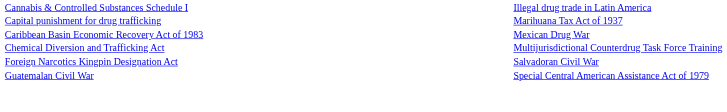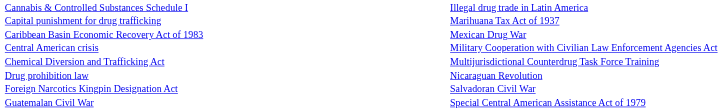+ row: (52, 48)
+ row: (47, 75)
